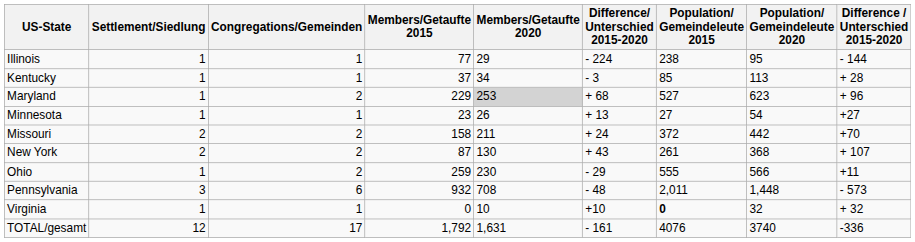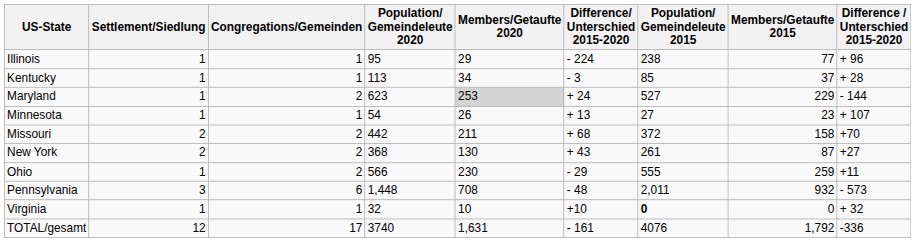columns swapped: (419, 27) <-> (792, 27)
(853, 59) - 144 -> (852, 59) + 96
(597, 96) + 68 -> (579, 96) + 24
(852, 96) + 96 -> (853, 96) - 144
(850, 115) +27 -> (855, 115) + 107
(597, 134) + 24 -> (579, 134) + 68
(855, 153) + 107 -> (850, 153) +27
